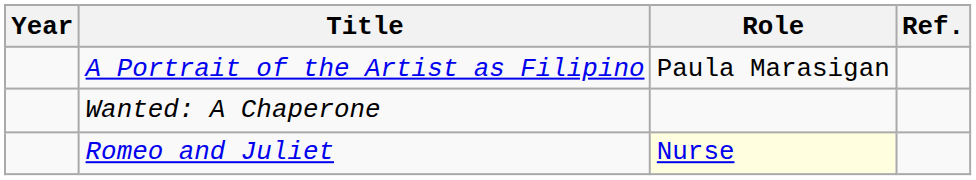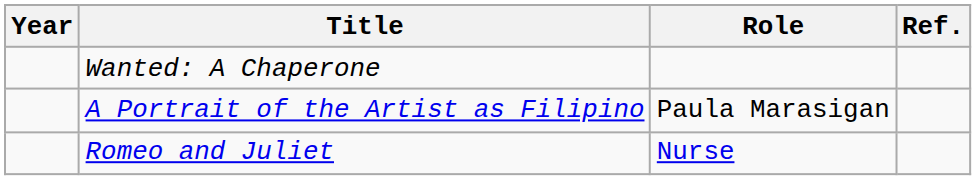rows swapped: (233, 110) <-> (365, 68)
(696, 153) lightyellow background -> (696, 153) no background
